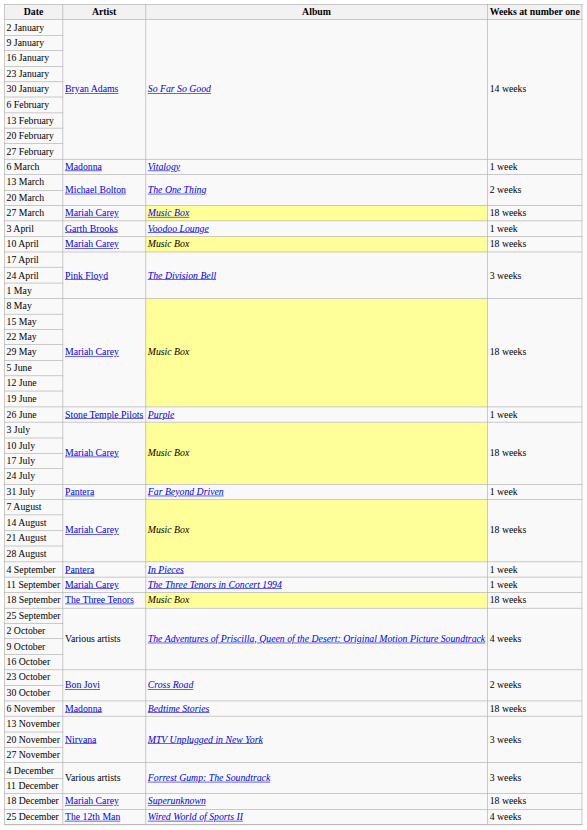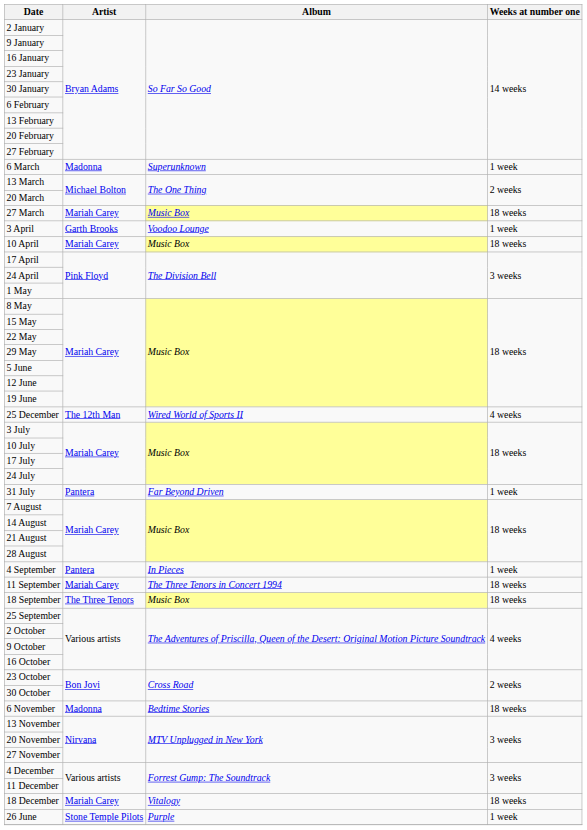(164, 167) Vitalogy -> (177, 167) Superunknown
rows swapped: (22, 414) <-> (33, 817)
(504, 584) 1 week -> (508, 584) 18 weeks
(177, 801) Superunknown -> (164, 801) Vitalogy
